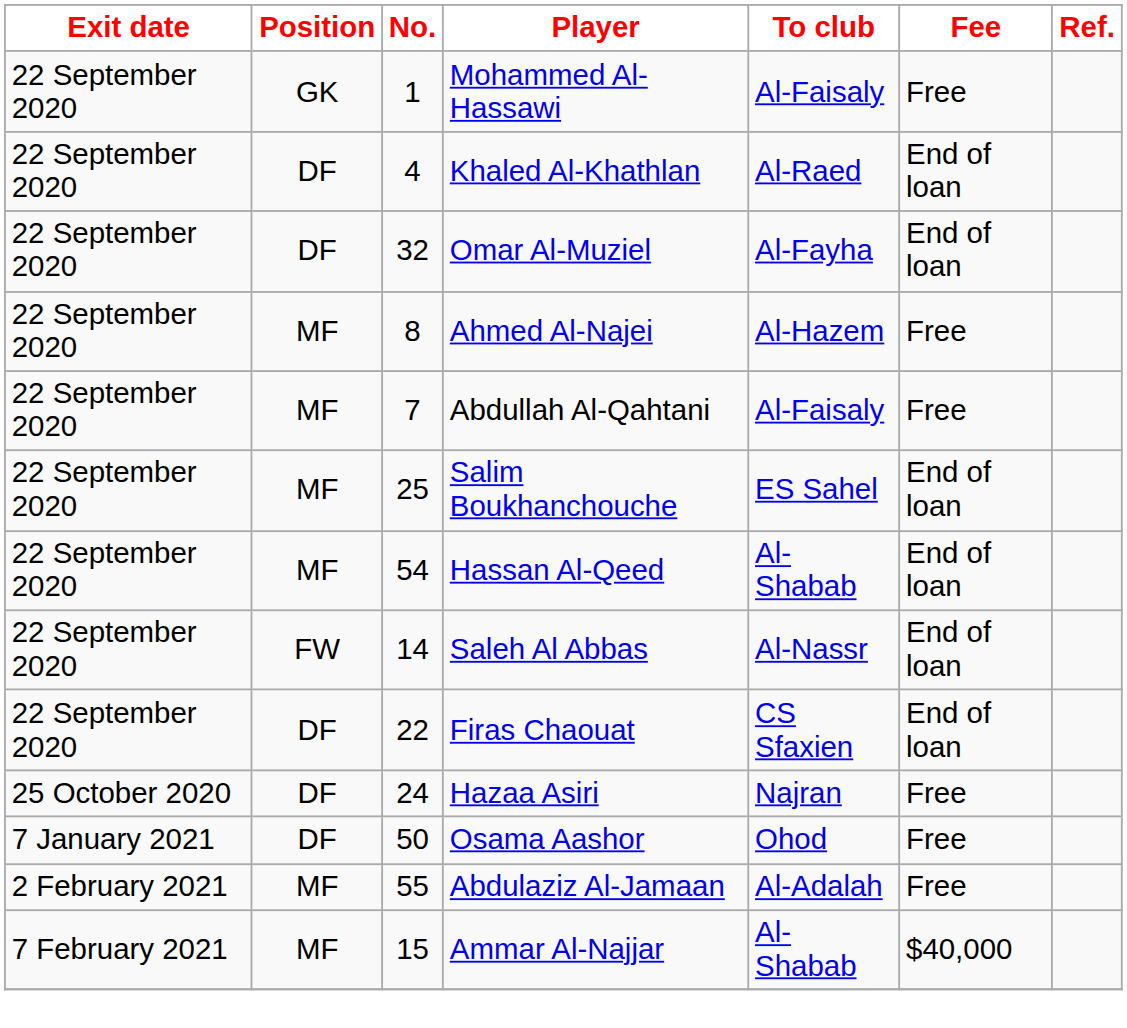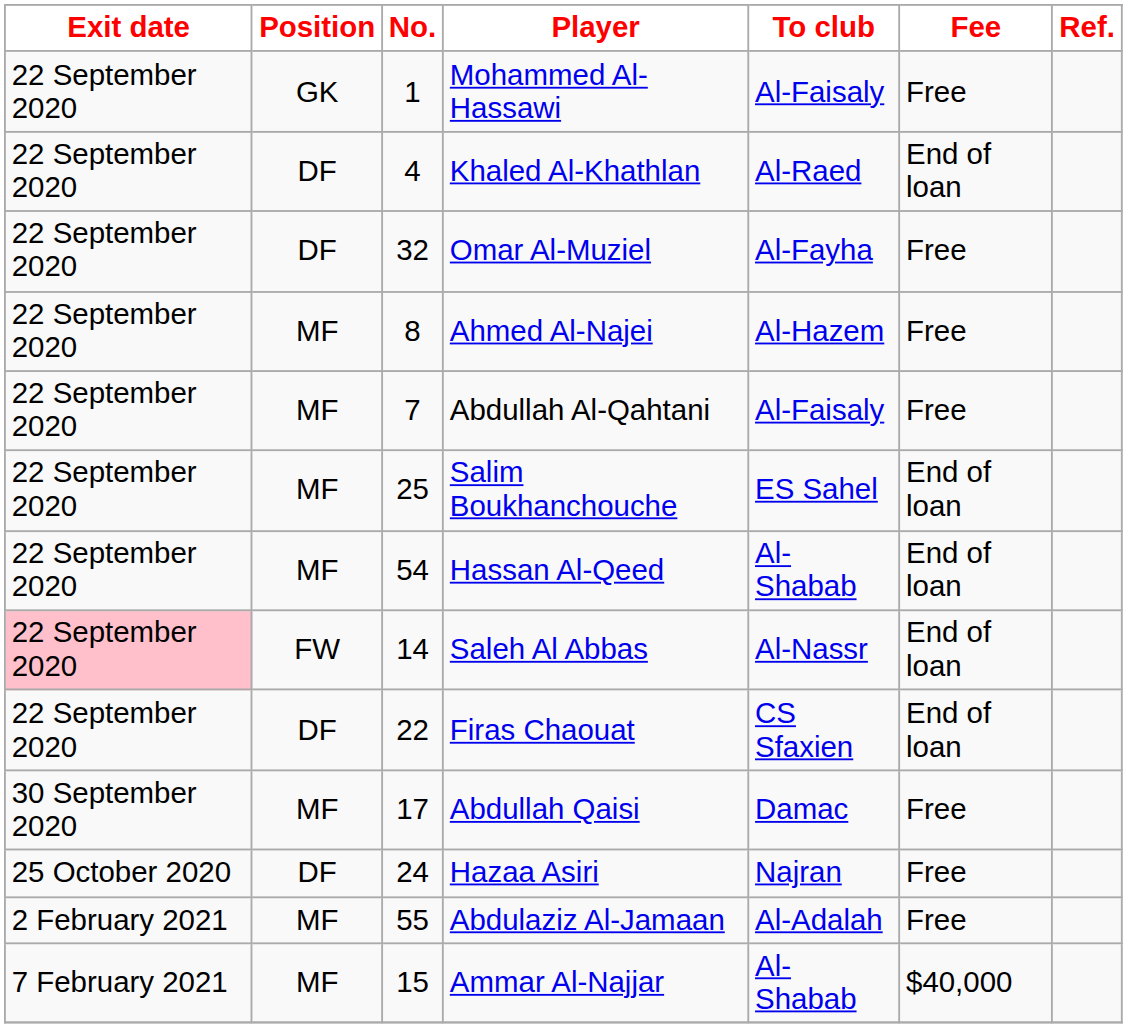(949, 250) End of loan -> (936, 250) Free
(104, 649) no background -> (104, 649) pink background
+ row: (545, 809)
- row: (547, 839)
